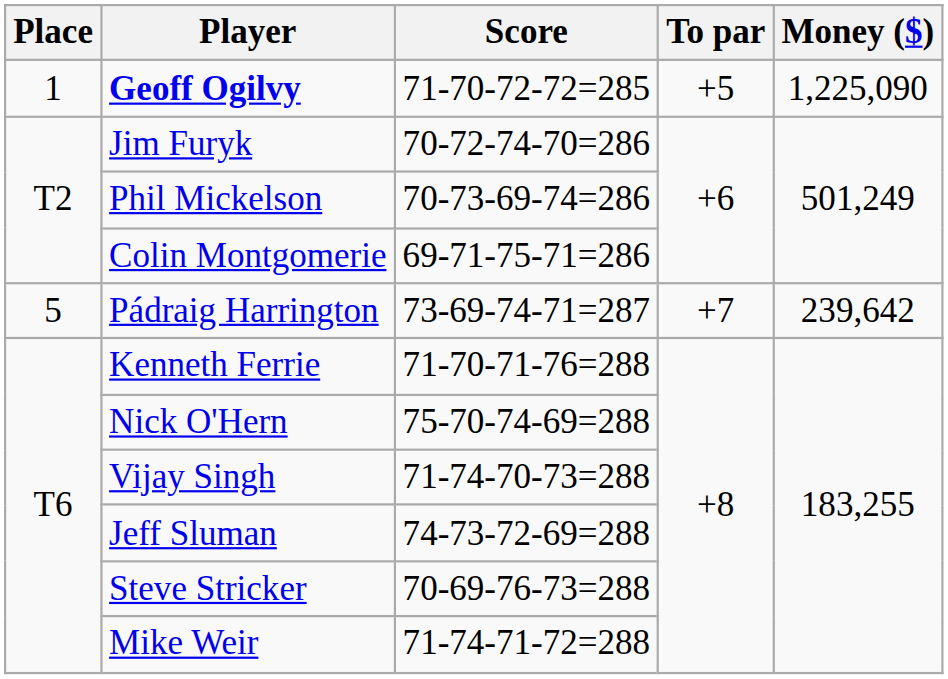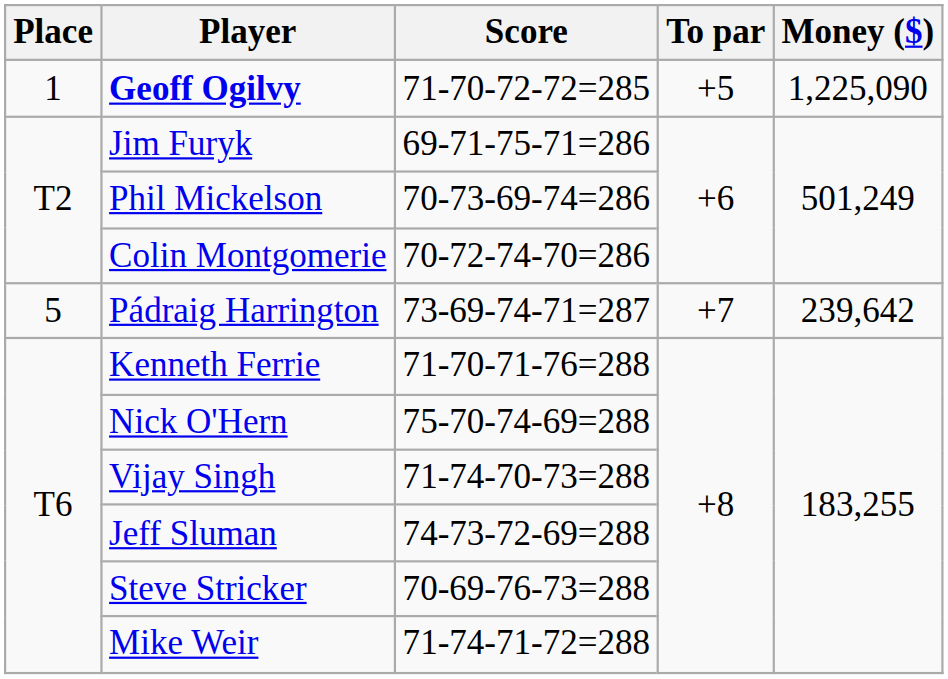(526, 143) 70-72-74-70=286 -> (526, 143) 69-71-75-71=286
(526, 254) 69-71-75-71=286 -> (526, 254) 70-72-74-70=286
